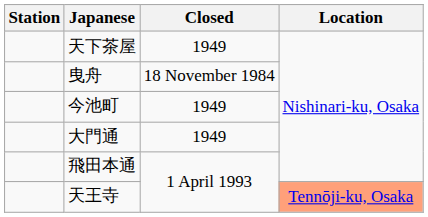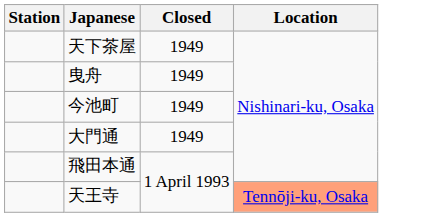(209, 76) 18 November 1984 -> (187, 76) 1949
